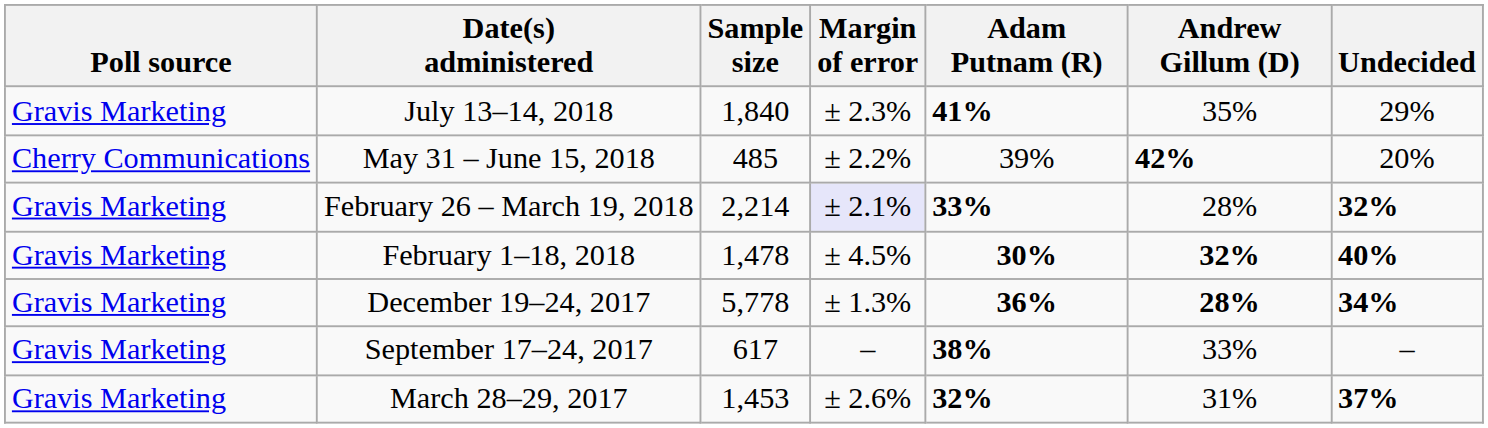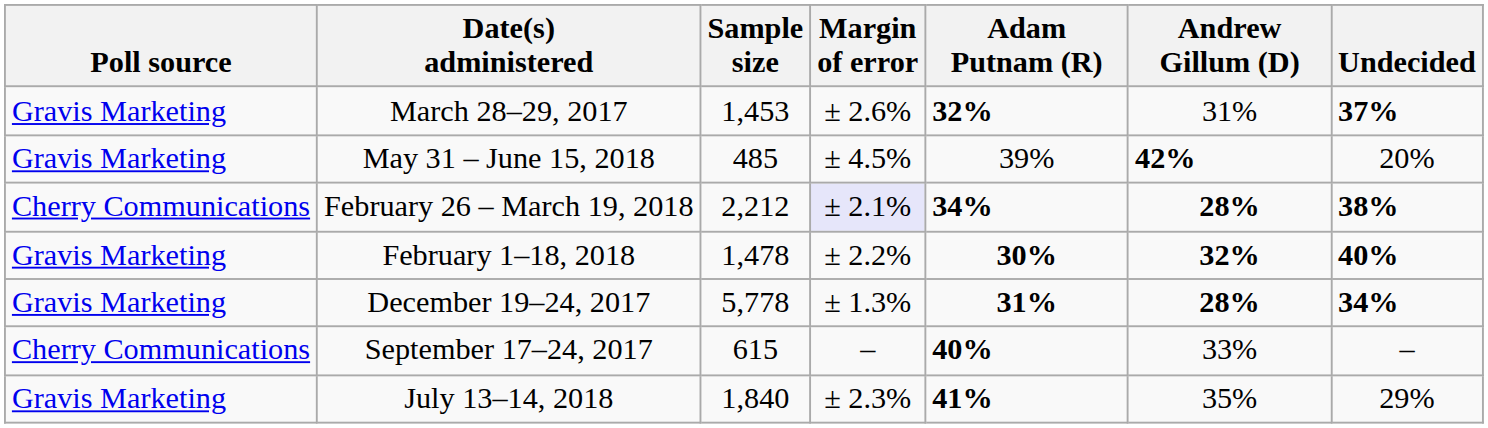rows swapped: (509, 110) <-> (509, 398)
(161, 158) Cherry Communications -> (119, 158) Gravis Marketing
(868, 158) ± 2.2% -> (868, 158) ± 4.5%
(119, 206) Gravis Marketing -> (161, 206) Cherry Communications
(755, 206) 2,214 -> (755, 206) 2,212
(962, 206) 33% -> (962, 206) 34%
(1230, 206) normal -> (1230, 206) bold
(1368, 206) 32% -> (1368, 206) 38%
(868, 254) ± 4.5% -> (868, 254) ± 2.2%
(1027, 302) 36% -> (1027, 302) 31%
(119, 350) Gravis Marketing -> (161, 350) Cherry Communications
(755, 350) 617 -> (755, 350) 615
(962, 350) 38% -> (962, 350) 40%
